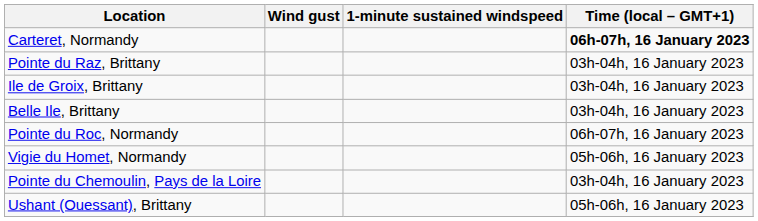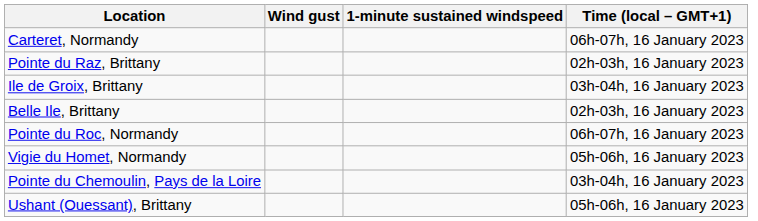(660, 39) bold -> (657, 39) normal
(657, 63) 03h-04h, 16 January 2023 -> (657, 63) 02h-03h, 16 January 2023
(657, 110) 03h-04h, 16 January 2023 -> (657, 110) 02h-03h, 16 January 2023
